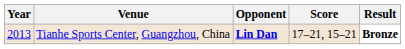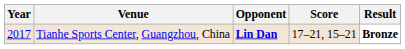(19, 34) 2013 -> (19, 34) 2017
